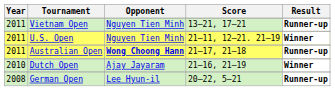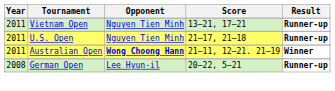(234, 38) 21–11, 12–21. 21–19 -> (217, 38) 21–17, 21–18
(299, 38) Winner -> (306, 38) Runner-up
(217, 52) 21–17, 21–18 -> (234, 52) 21–11, 12–21. 21–19
(306, 52) Runner-up -> (299, 52) Winner
- row: (54, 65)
